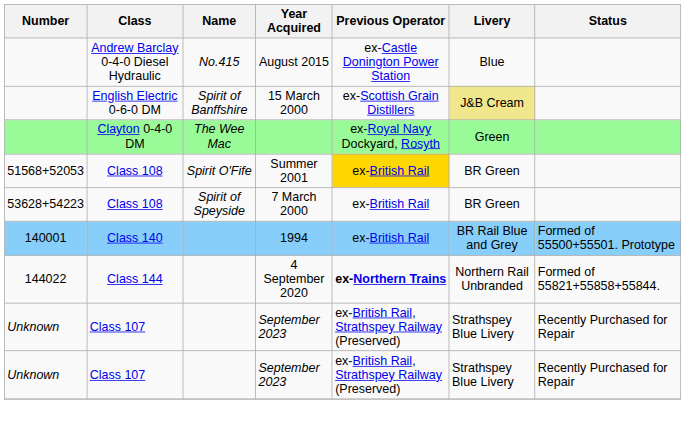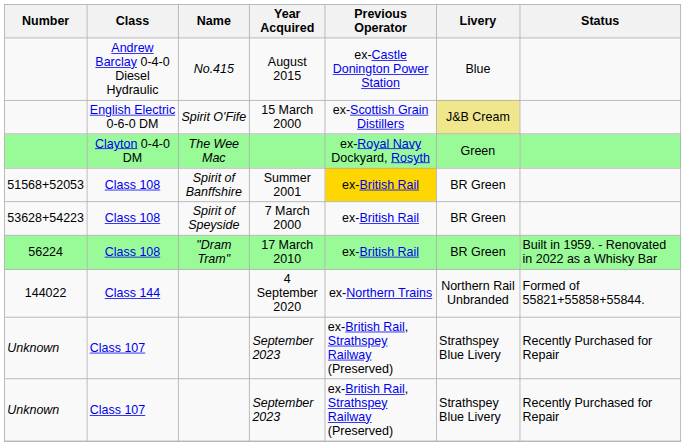(219, 103) Spirit of Banffshire -> (214, 117) Spirit O'Fife
(219, 170) Spirit O'Fife -> (214, 184) Spirit of Banffshire
+ row: (46, 252)
- row: (46, 238)
(391, 279) bold -> (381, 293) normal
